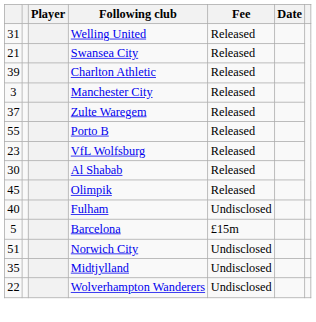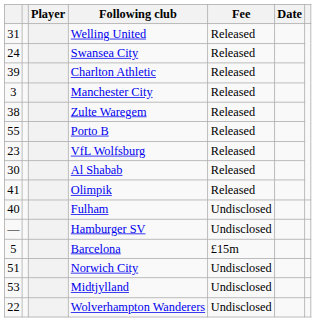(13, 53) 21 -> (13, 53) 24
(13, 111) 37 -> (13, 111) 38
(13, 190) 45 -> (13, 190) 41
+ row: (108, 229)
(13, 268) 35 -> (13, 287) 53
